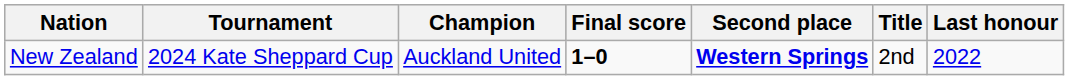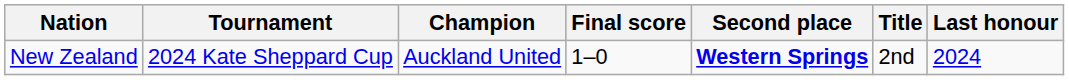(589, 57) bold -> (589, 57) normal
(957, 57) 2022 -> (957, 57) 2024
